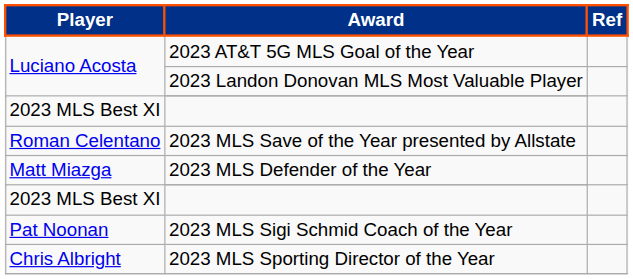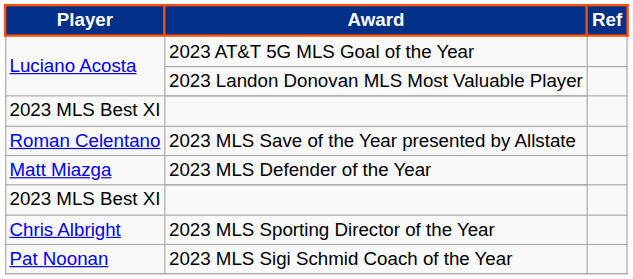rows swapped: (59, 229) <-> (65, 259)
